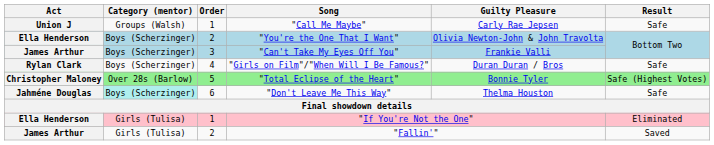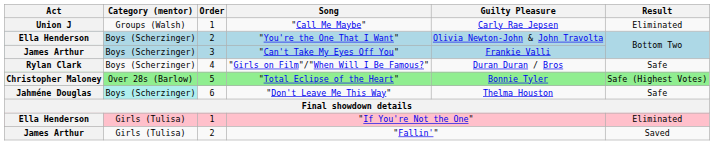(657, 25) Safe -> (657, 25) Eliminated
